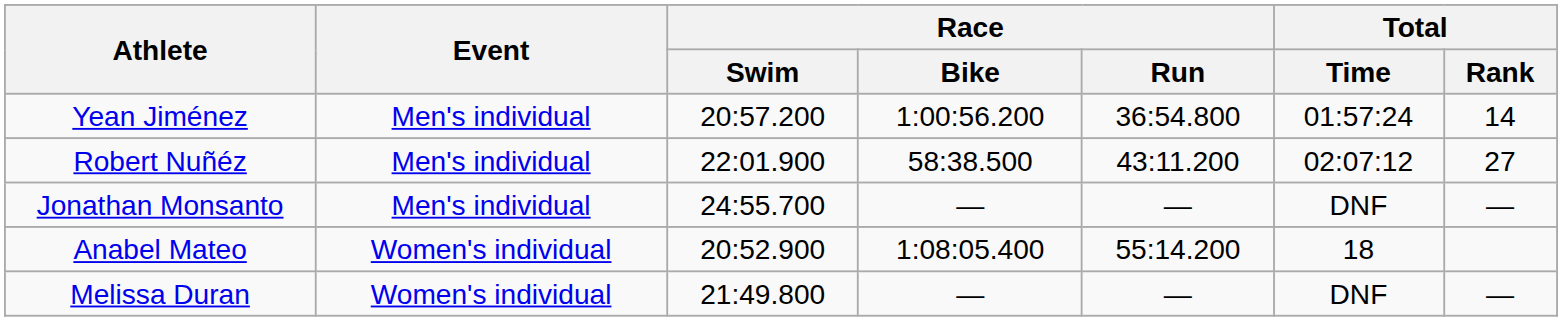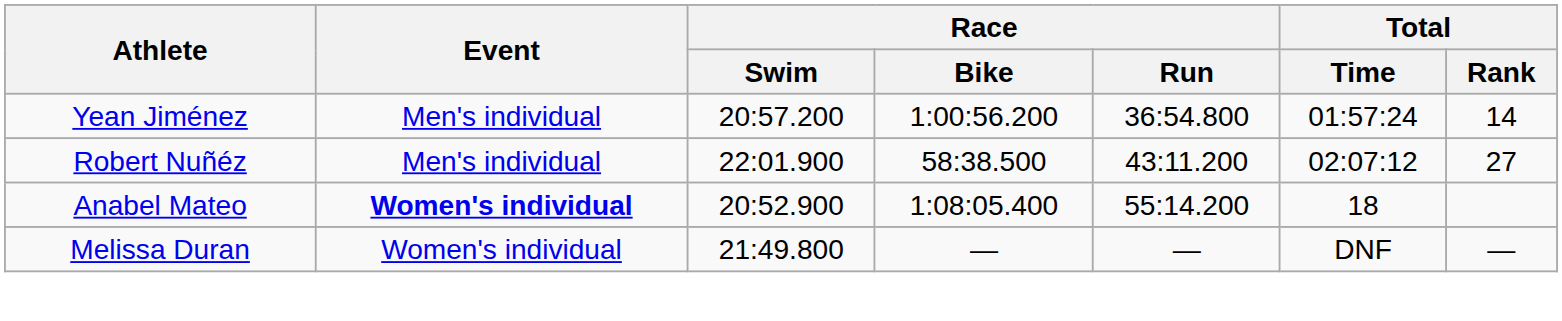- row: (160, 205)
(491, 250) normal -> (502, 205) bold
